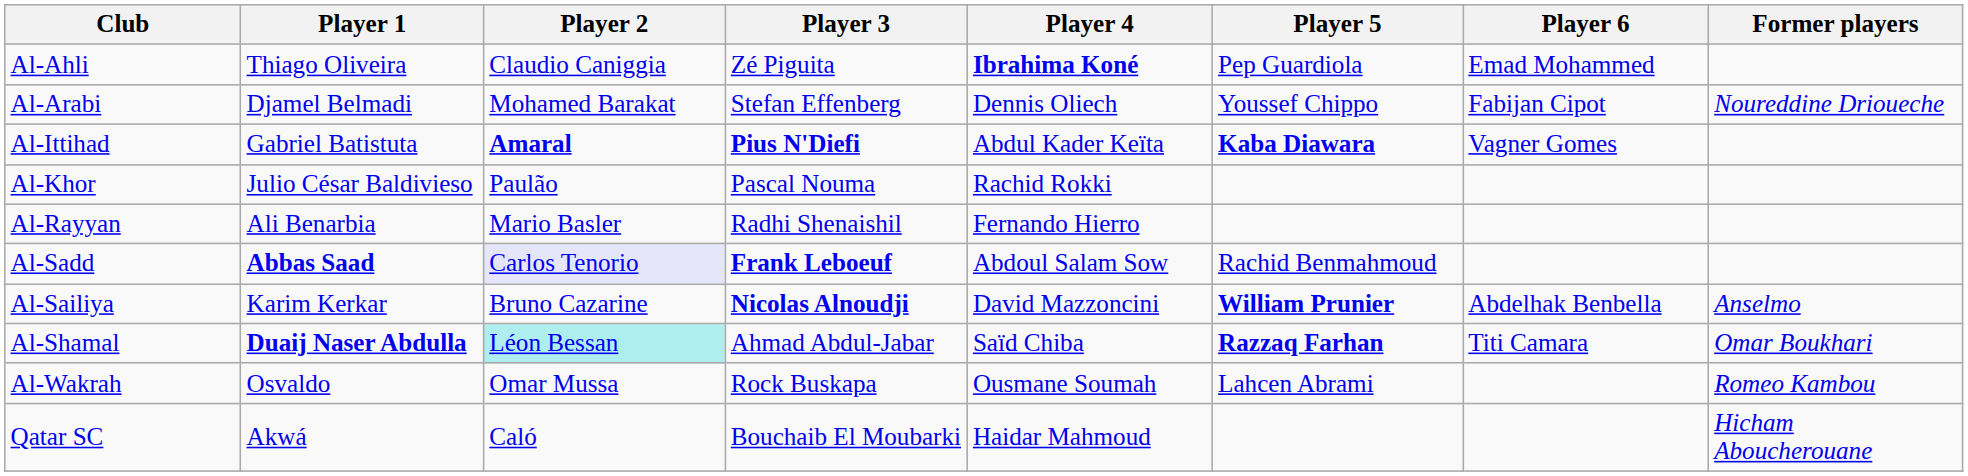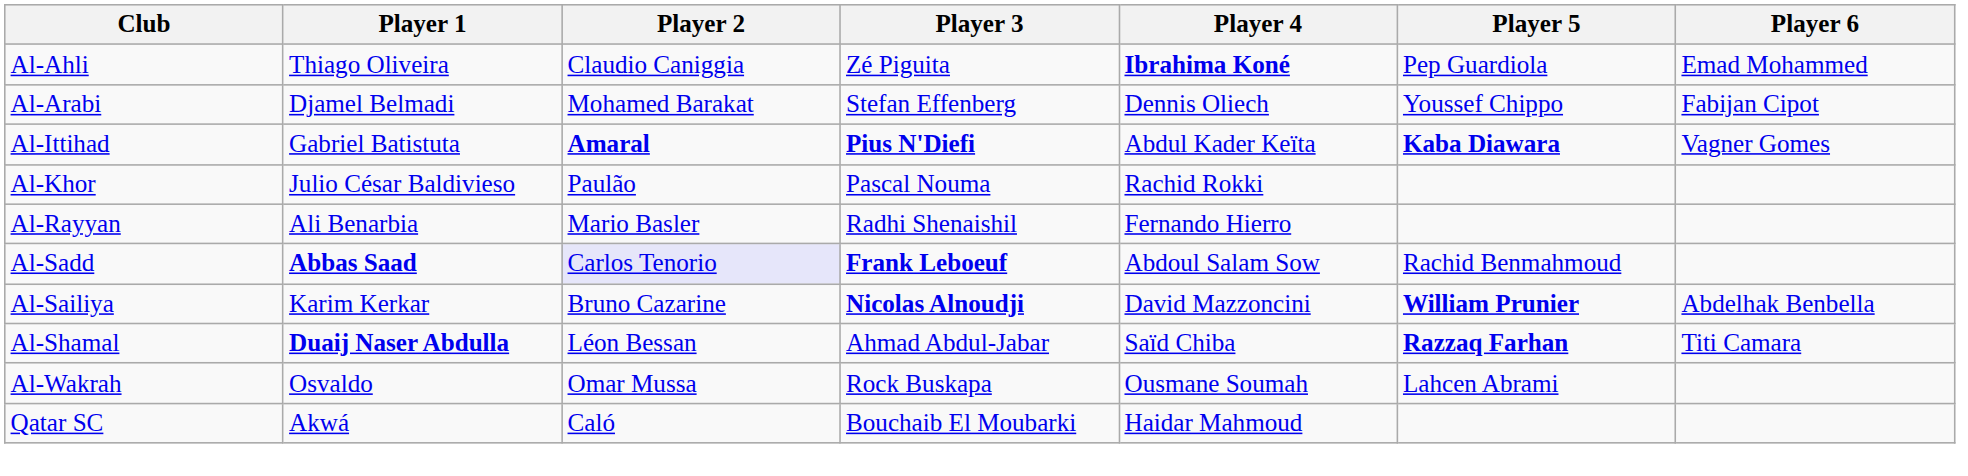- column: (1835, 24)
(554, 343) paleturquoise background -> (632, 343) no background
